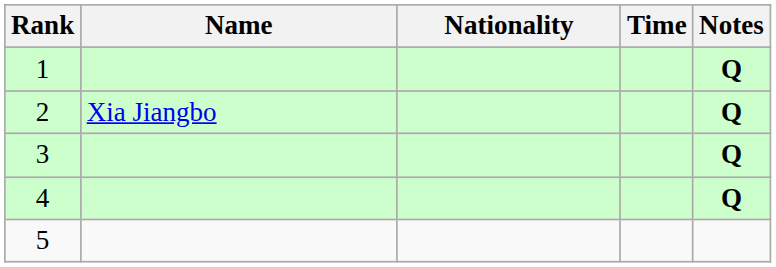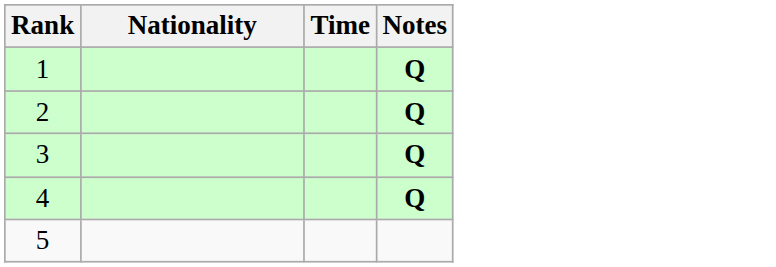- column: (239, 25)
